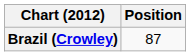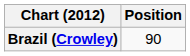(153, 39) 87 -> (153, 39) 90
